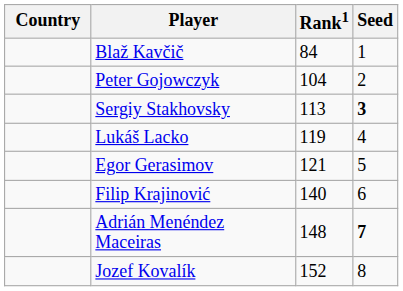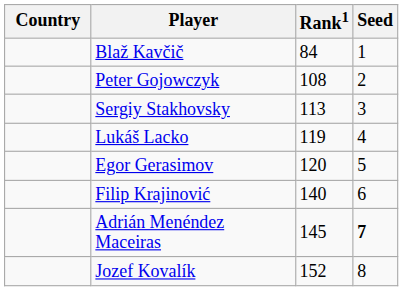(313, 80) 104 -> (313, 80) 108
(362, 108) bold -> (362, 108) normal
(313, 165) 121 -> (313, 165) 120
(313, 232) 148 -> (313, 232) 145
